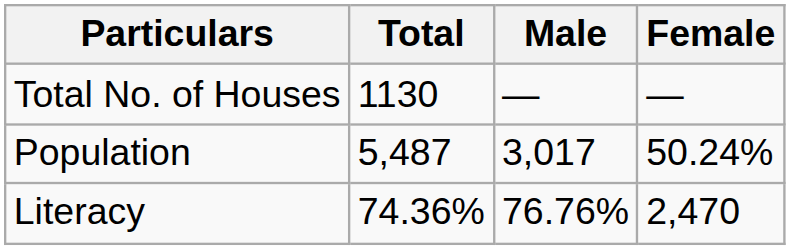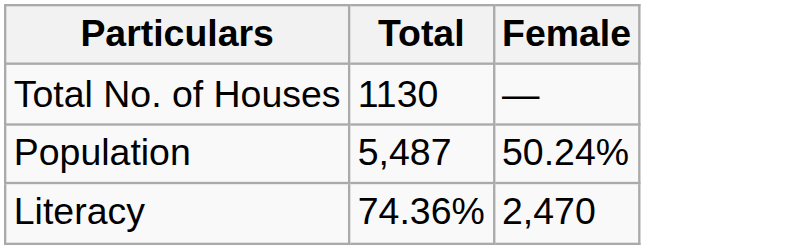- column: (566, 34)
